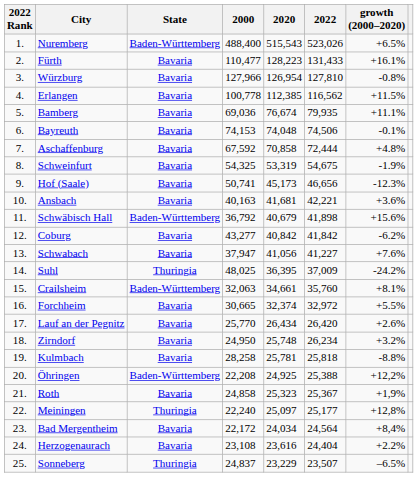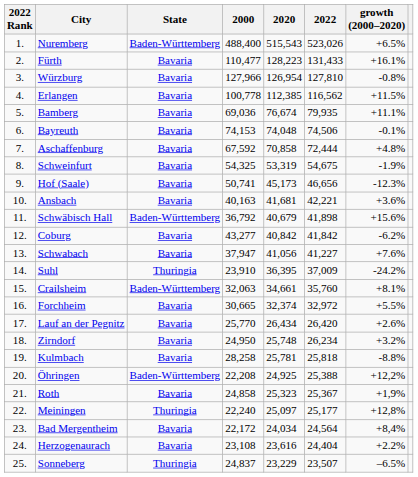(240, 270) 48,025 -> (240, 270) 23,910
